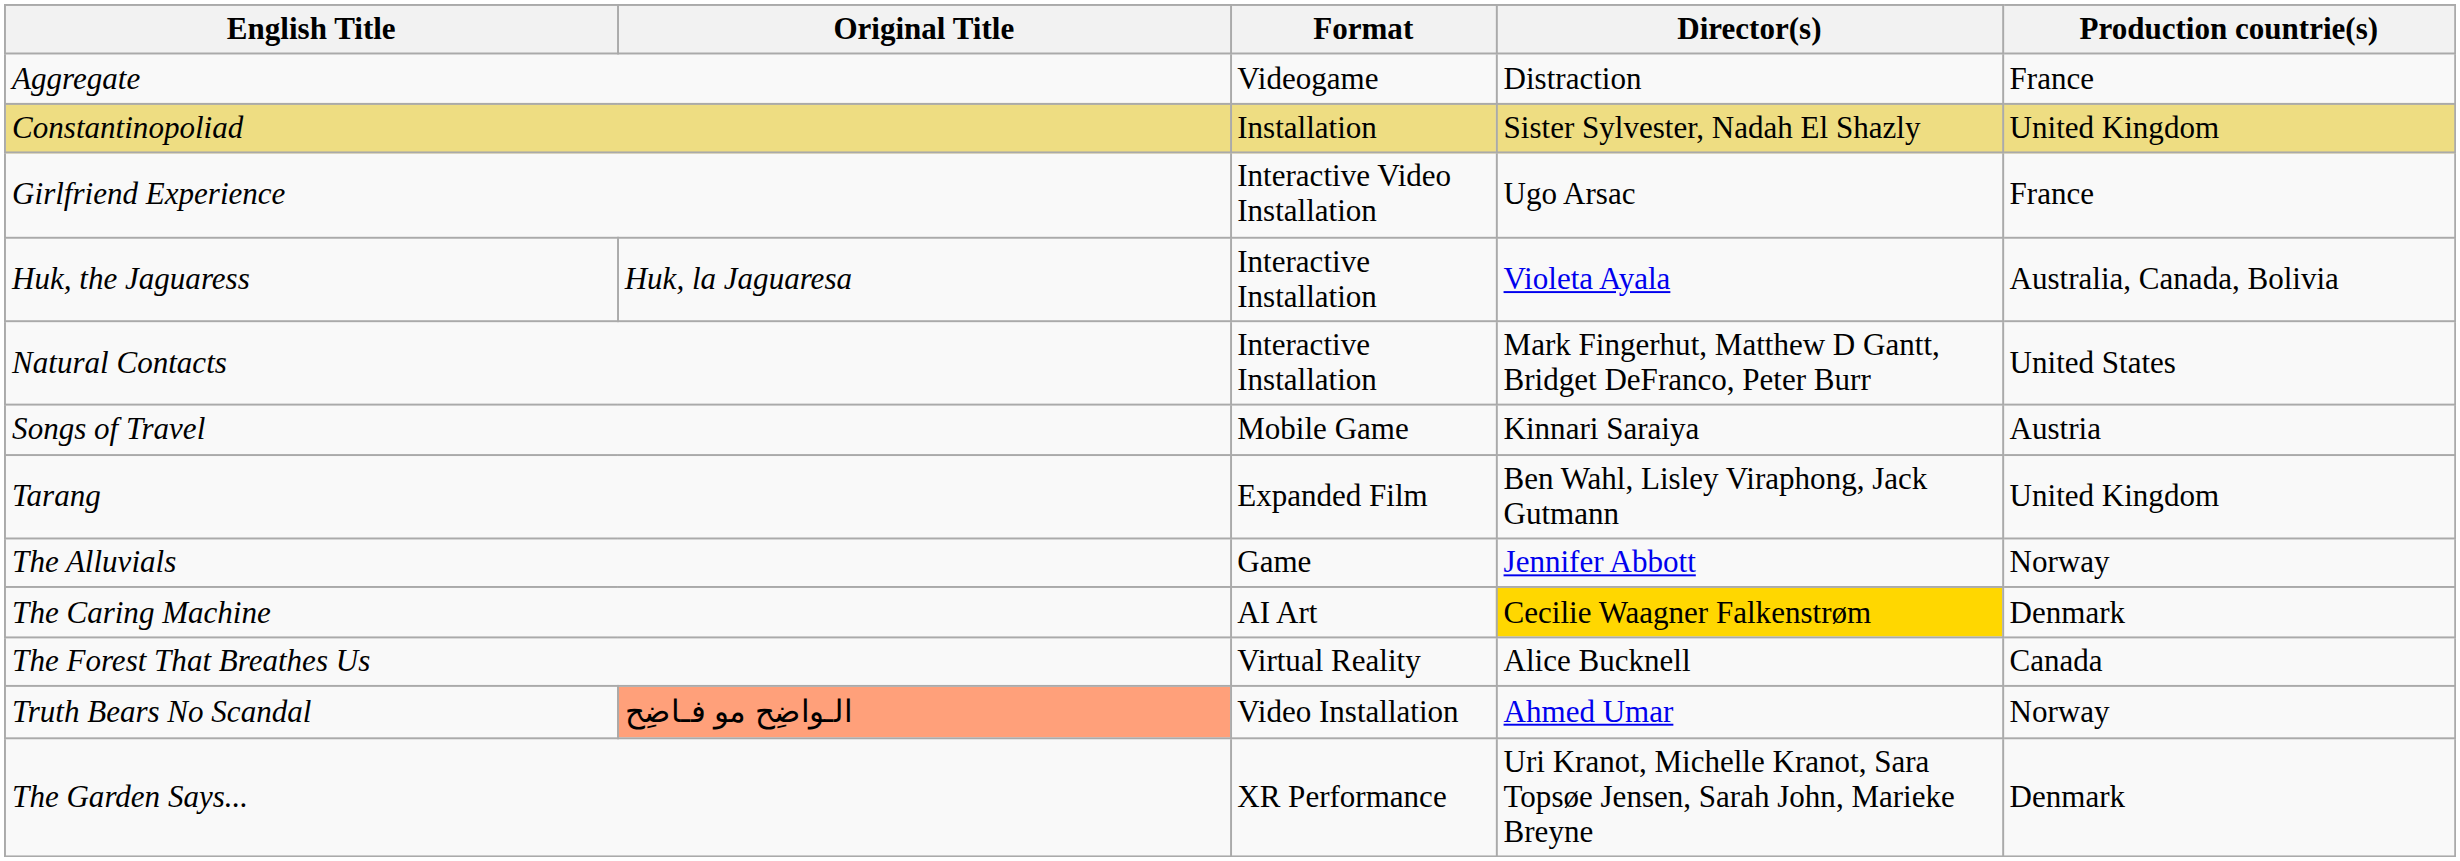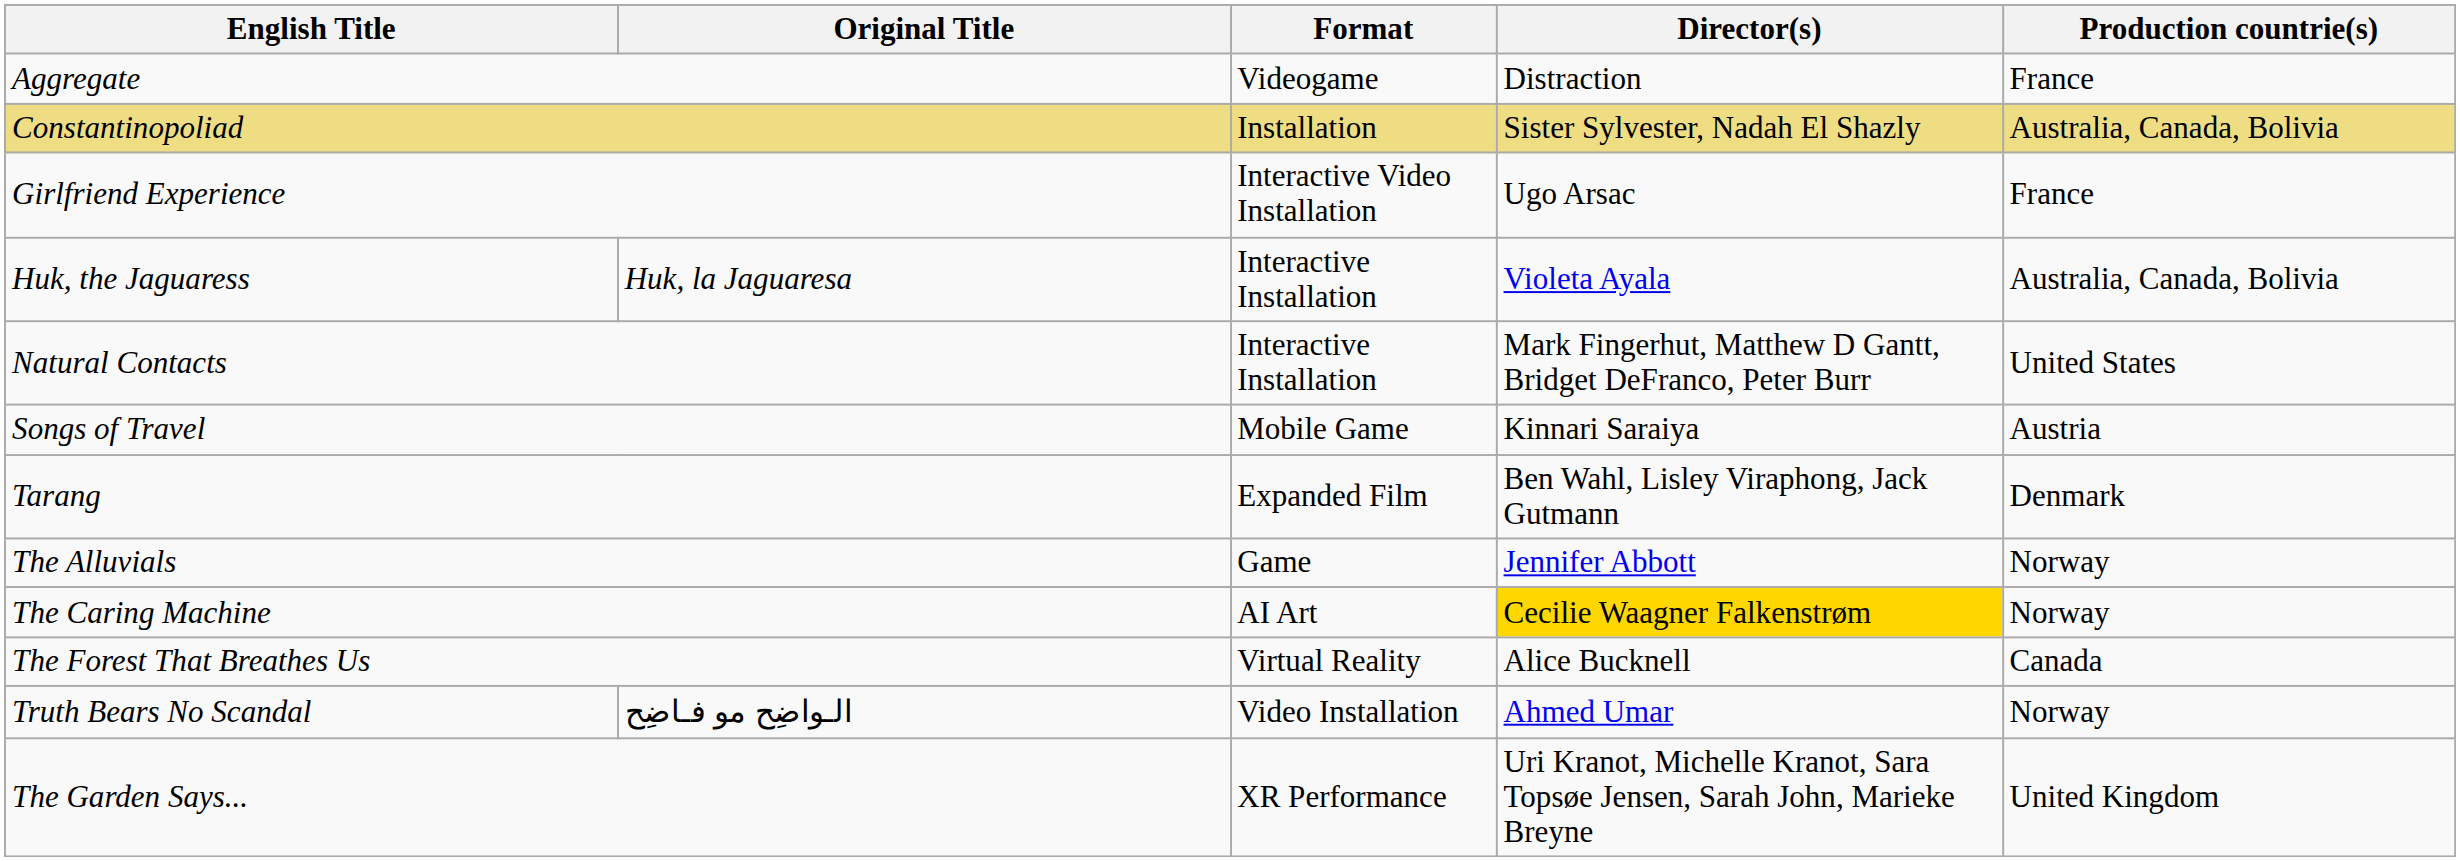(2114, 127) United Kingdom -> (2174, 127) Australia, Canada, Bolivia
(2114, 495) United Kingdom -> (2067, 495) Denmark
(2067, 611) Denmark -> (2060, 611) Norway
(738, 712) lightsalmon background -> (738, 712) no background
(2067, 796) Denmark -> (2114, 796) United Kingdom
